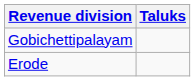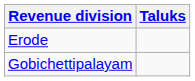rows swapped: (28, 64) <-> (70, 40)
